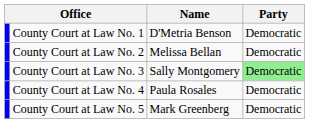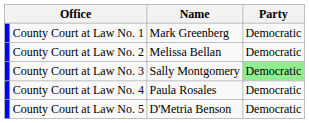(190, 33) D'Metria Benson -> (189, 33) Mark Greenberg
(189, 109) Mark Greenberg -> (190, 109) D'Metria Benson
